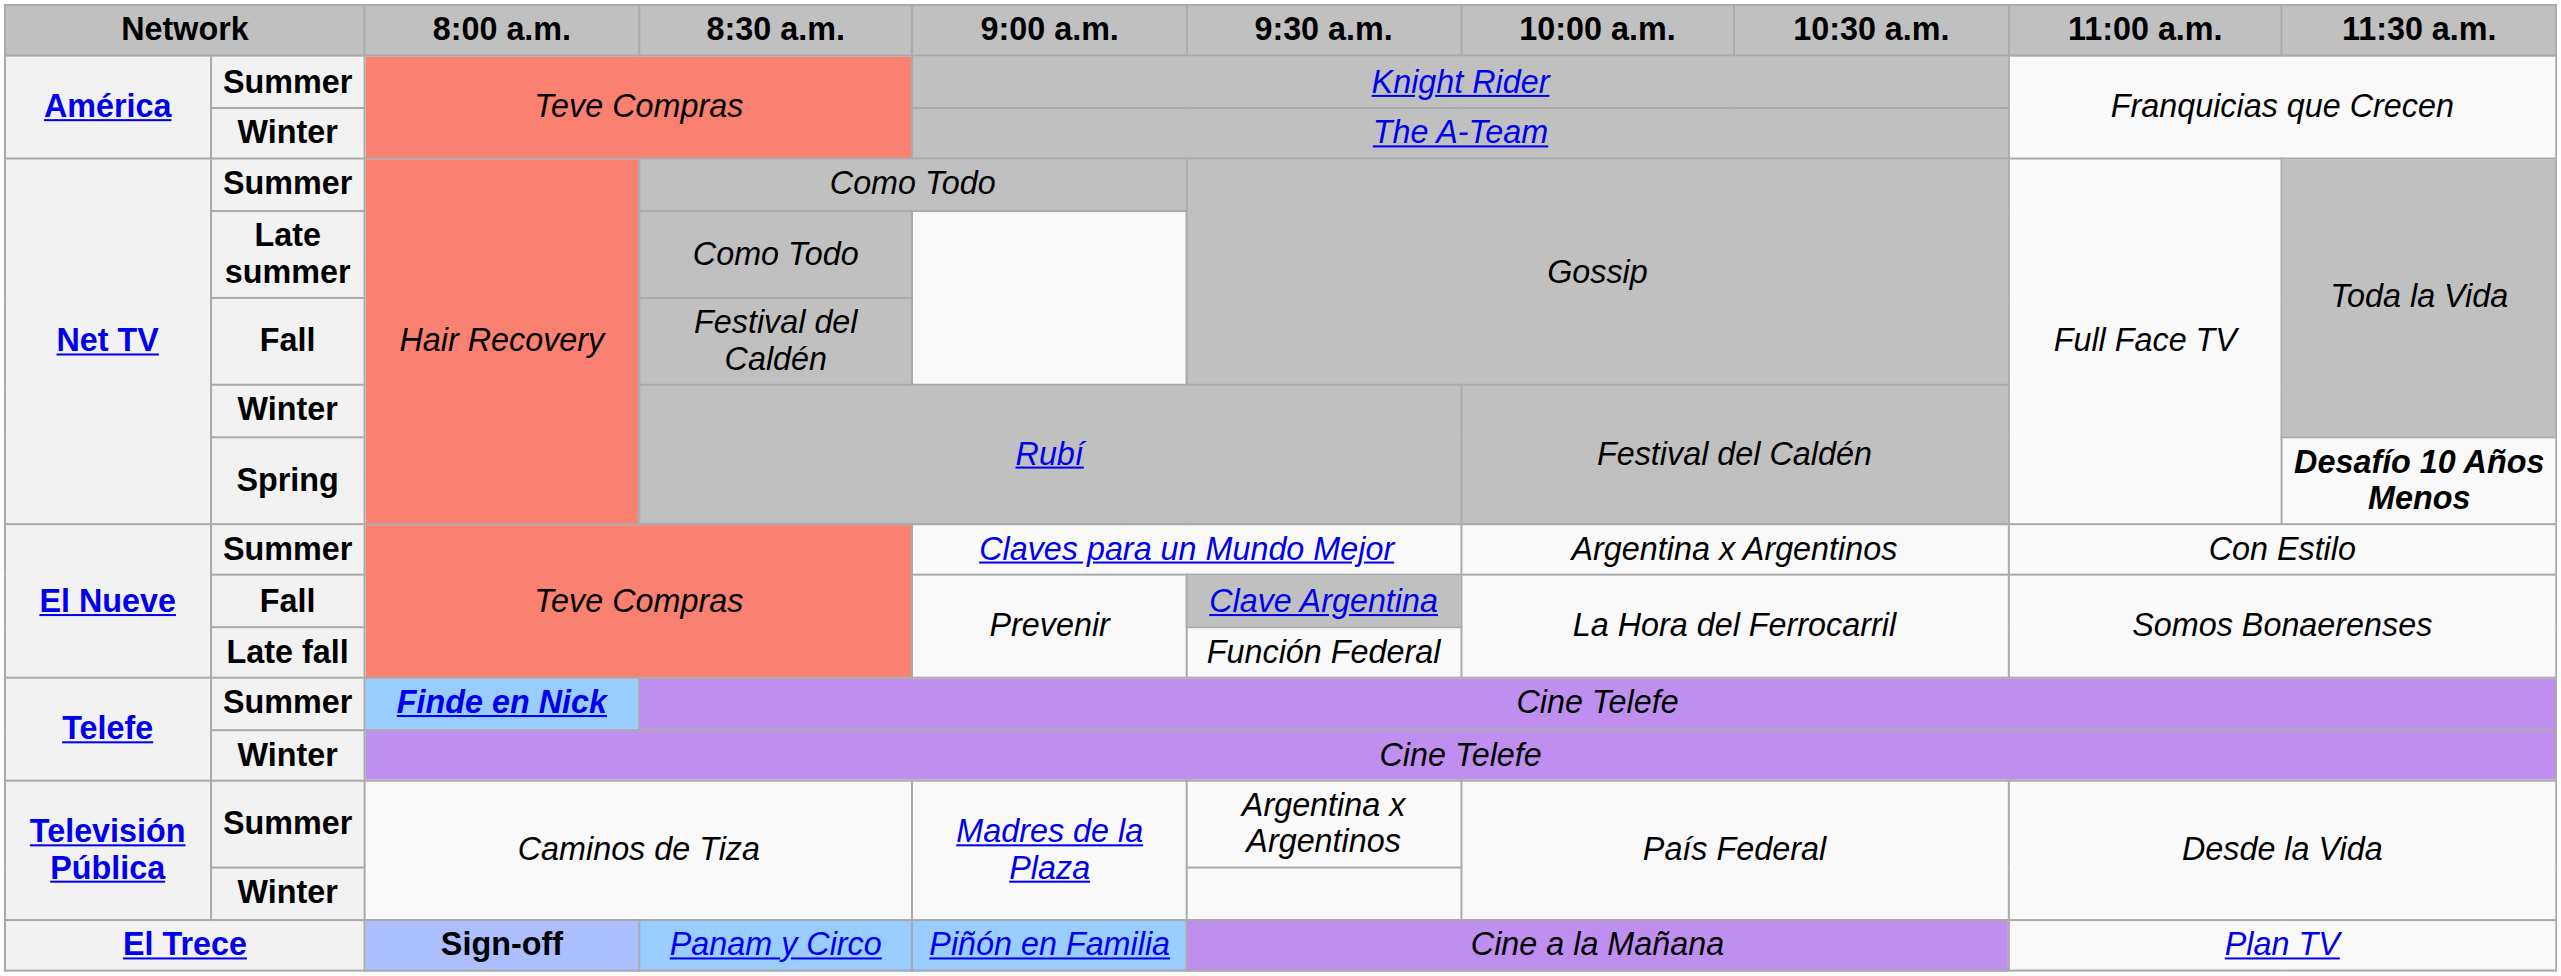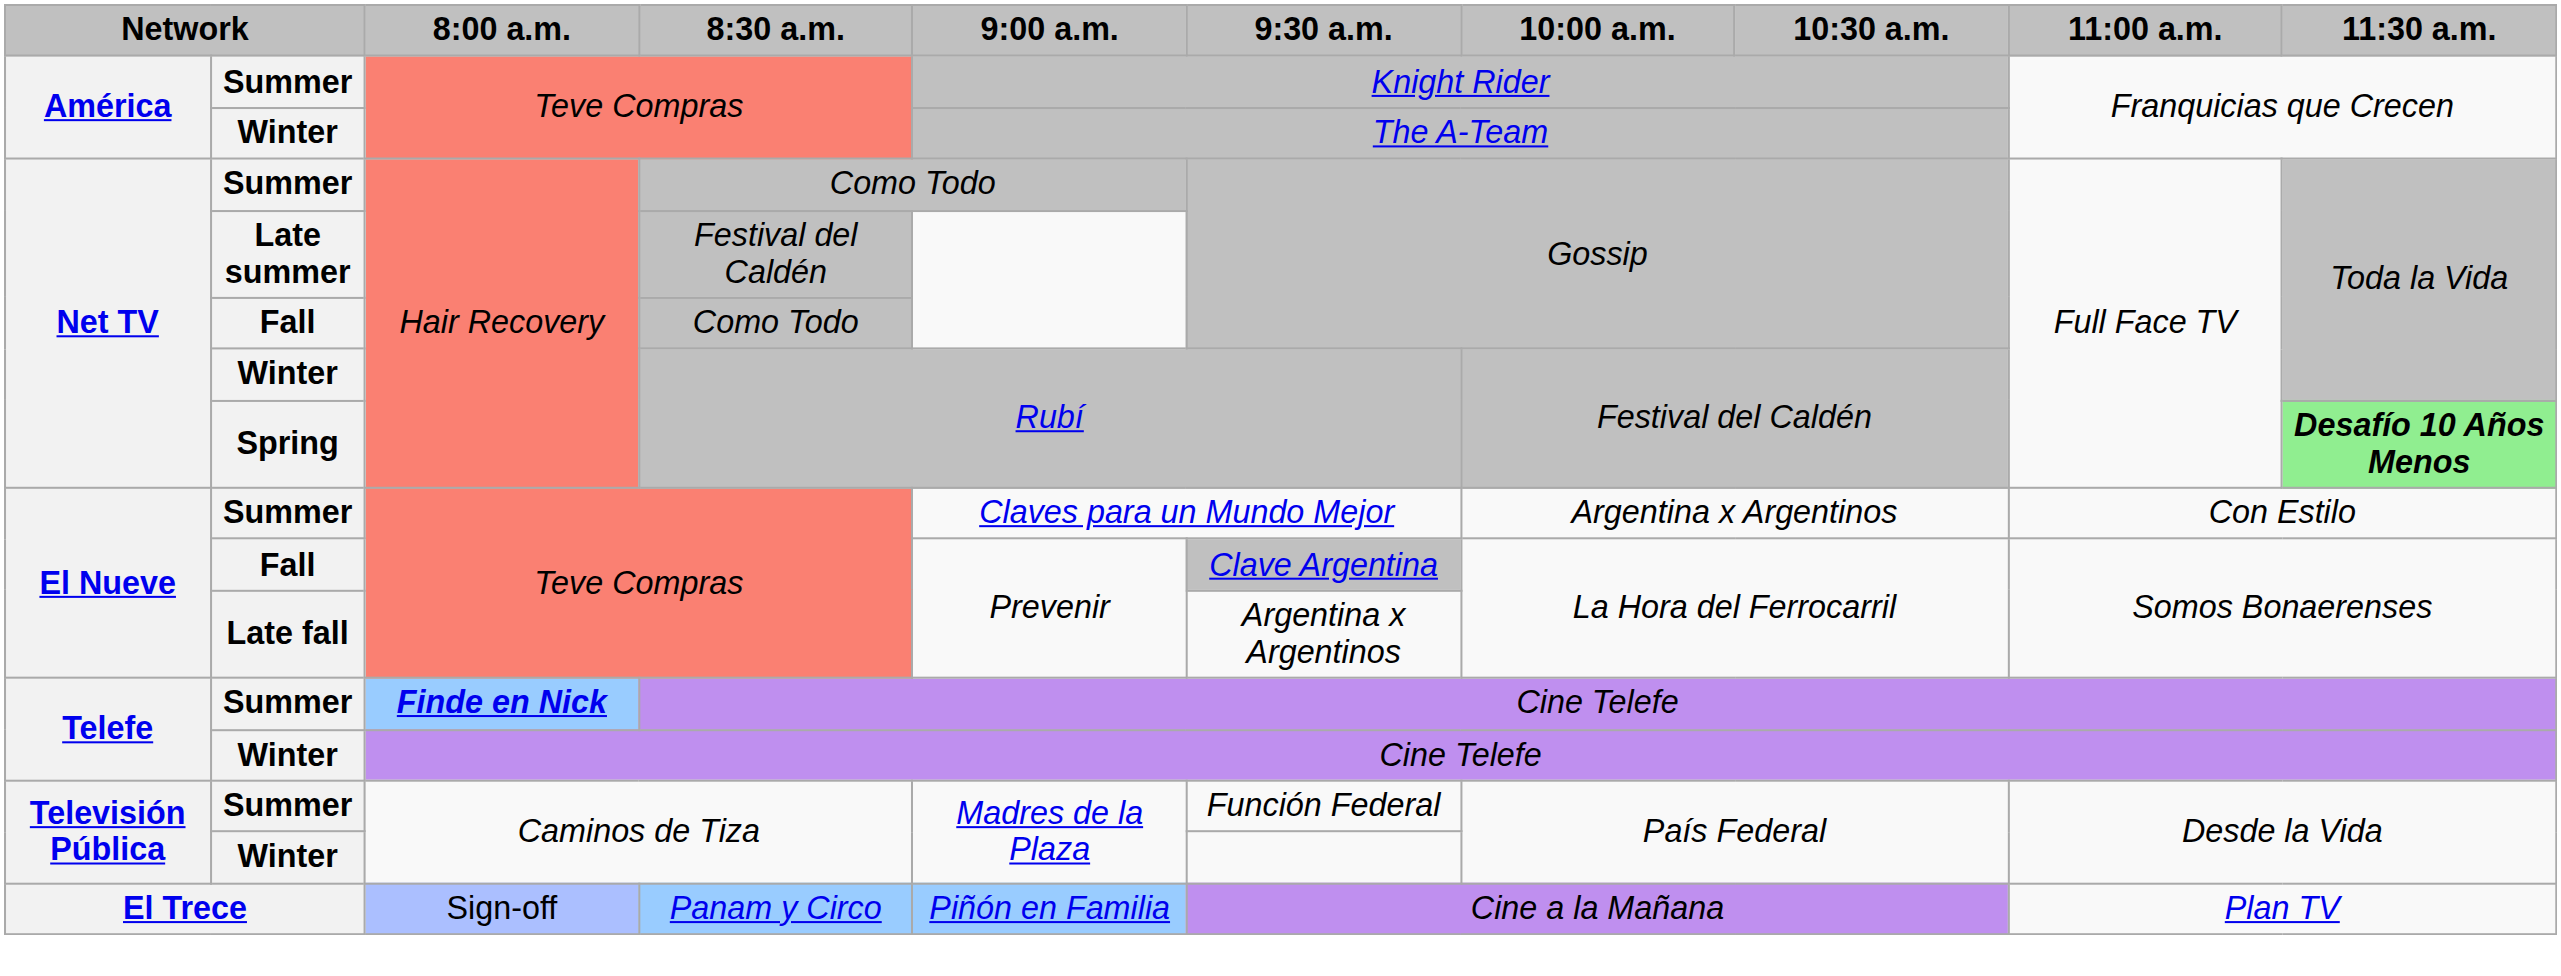(776, 253) Como Todo -> (776, 253) Festival del Caldén
(776, 340) Festival del Caldén -> (776, 322) Como Todo
(2419, 479) no background -> (2419, 443) lightgreen background
(1324, 651) Función Federal -> (1324, 633) Argentina x Argentinos
(1324, 823) Argentina x Argentinos -> (1324, 805) Función Federal
(502, 944) bold -> (502, 908) normal
